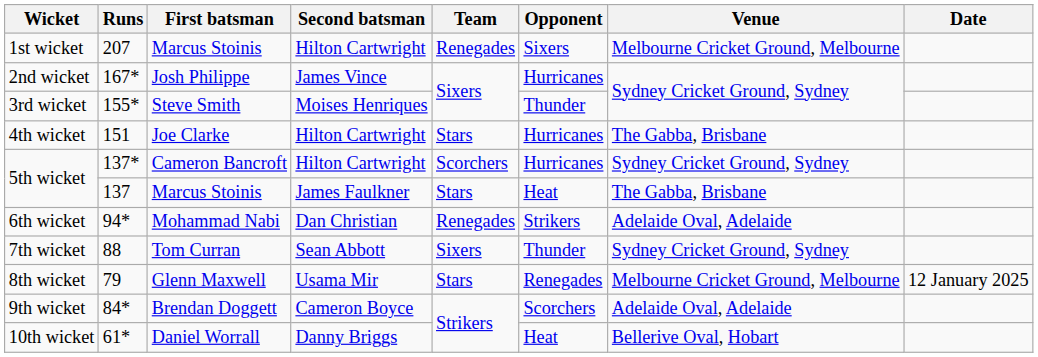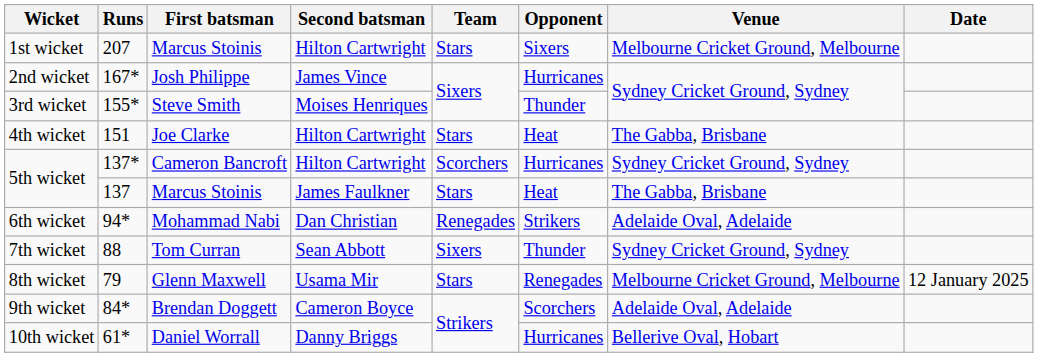(476, 47) Renegades -> (454, 47) Stars
(563, 134) Hurricanes -> (541, 134) Heat
(541, 337) Heat -> (563, 337) Hurricanes
